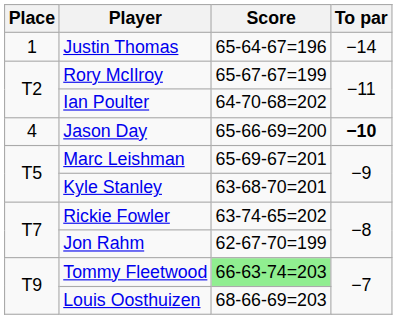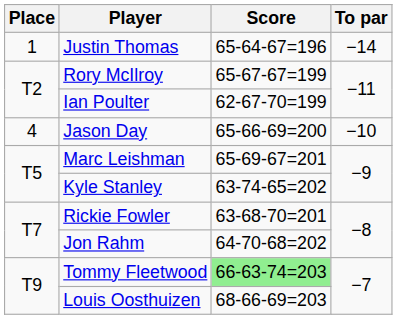(271, 103) 64-70-68=202 -> (271, 103) 62-67-70=199
(361, 131) bold -> (361, 131) normal
(271, 187) 63-68-70=201 -> (271, 187) 63-74-65=202
(271, 215) 63-74-65=202 -> (271, 215) 63-68-70=201
(271, 243) 62-67-70=199 -> (271, 243) 64-70-68=202
